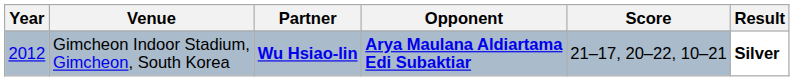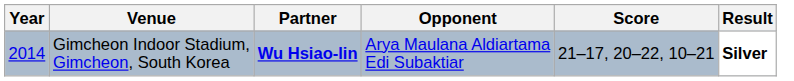(27, 53) 2012 -> (27, 53) 2014
(464, 53) bold -> (458, 53) normal
